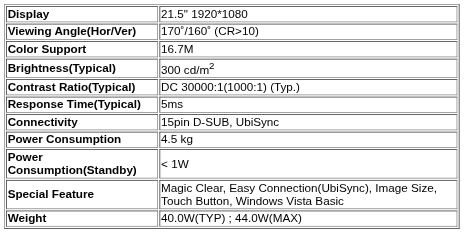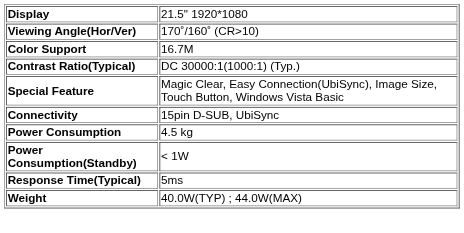- row: (62, 68)
rows swapped: (74, 105) <-> (51, 194)
